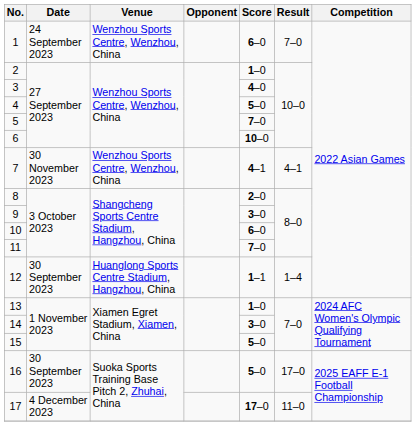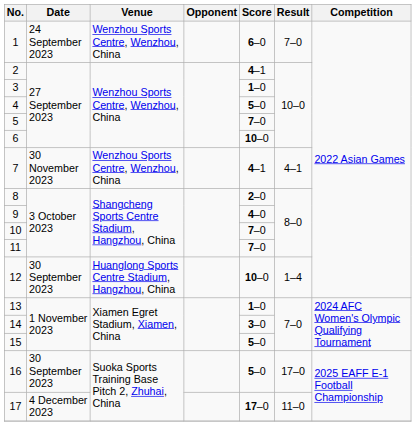(257, 71) 1–0 -> (257, 71) 4–1
(257, 88) 4–0 -> (257, 88) 1–0
(257, 214) 3–0 -> (257, 214) 4–0
(257, 231) 6–0 -> (257, 231) 7–0
(257, 277) 1–1 -> (257, 277) 10–0
